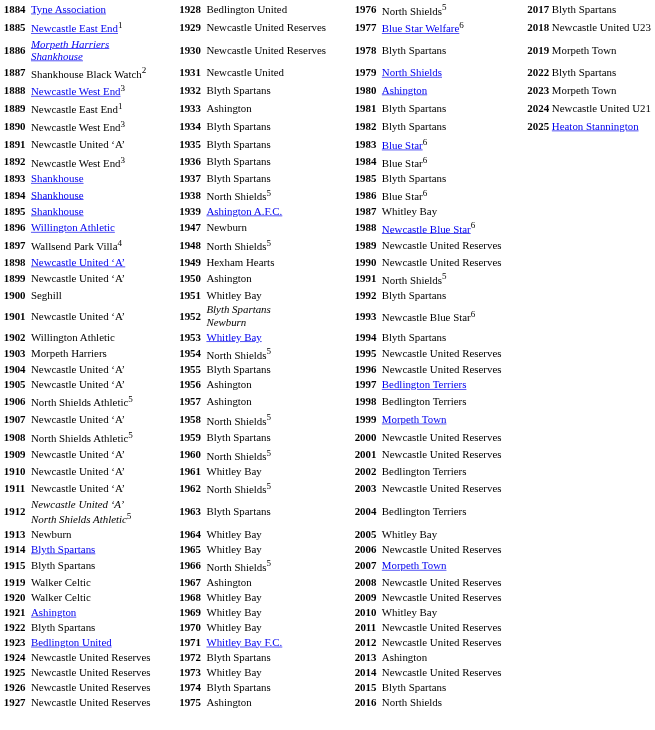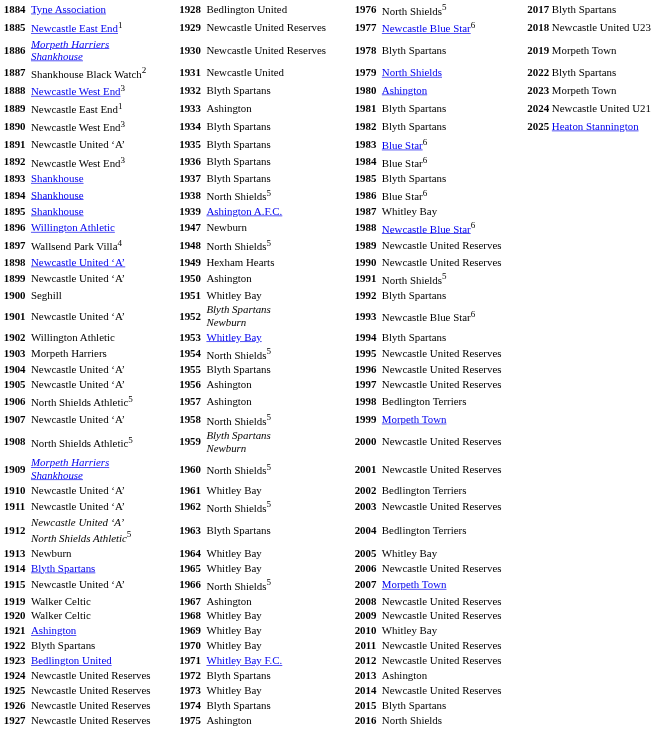(423, 27) Blue Star Welfare6 -> (429, 27) Newcastle Blue Star6
(424, 385) Bedlington Terriers -> (442, 385) Newcastle United Reserves
(239, 437) Blyth Spartans -> (239, 442) Blyth Spartans Newburn
(78, 455) Newcastle United ‘A’ -> (70, 469) Morpeth Harriers Shankhouse
(63, 566) Blyth Spartans -> (78, 584) Newcastle United ‘A’
